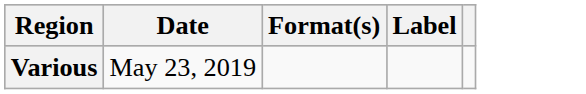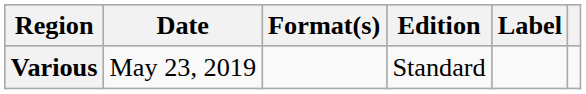+ column: (439, 25)
